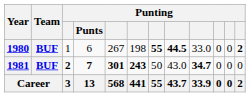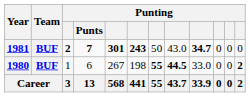rows swapped: (18, 48) <-> (18, 65)
